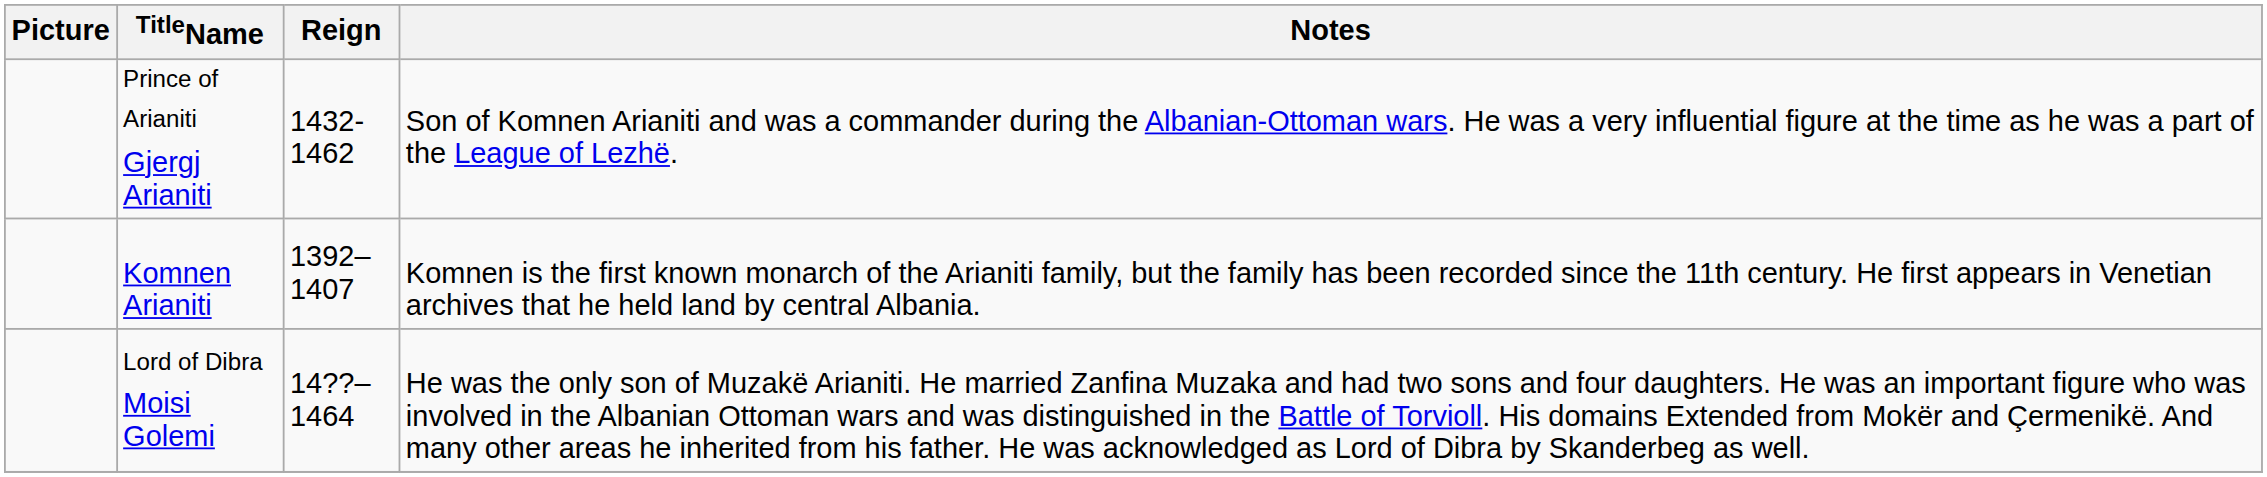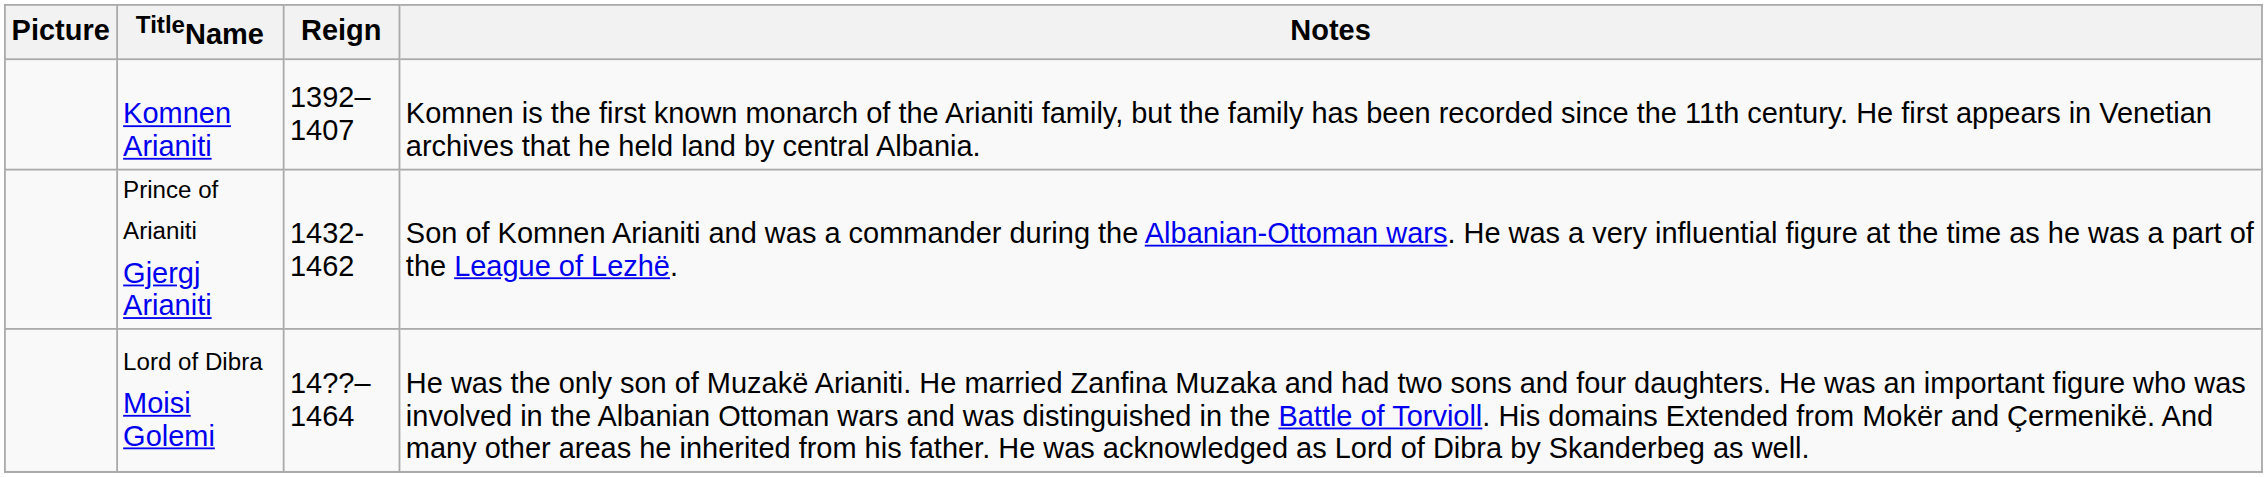rows swapped: (177, 289) <-> (171, 137)
